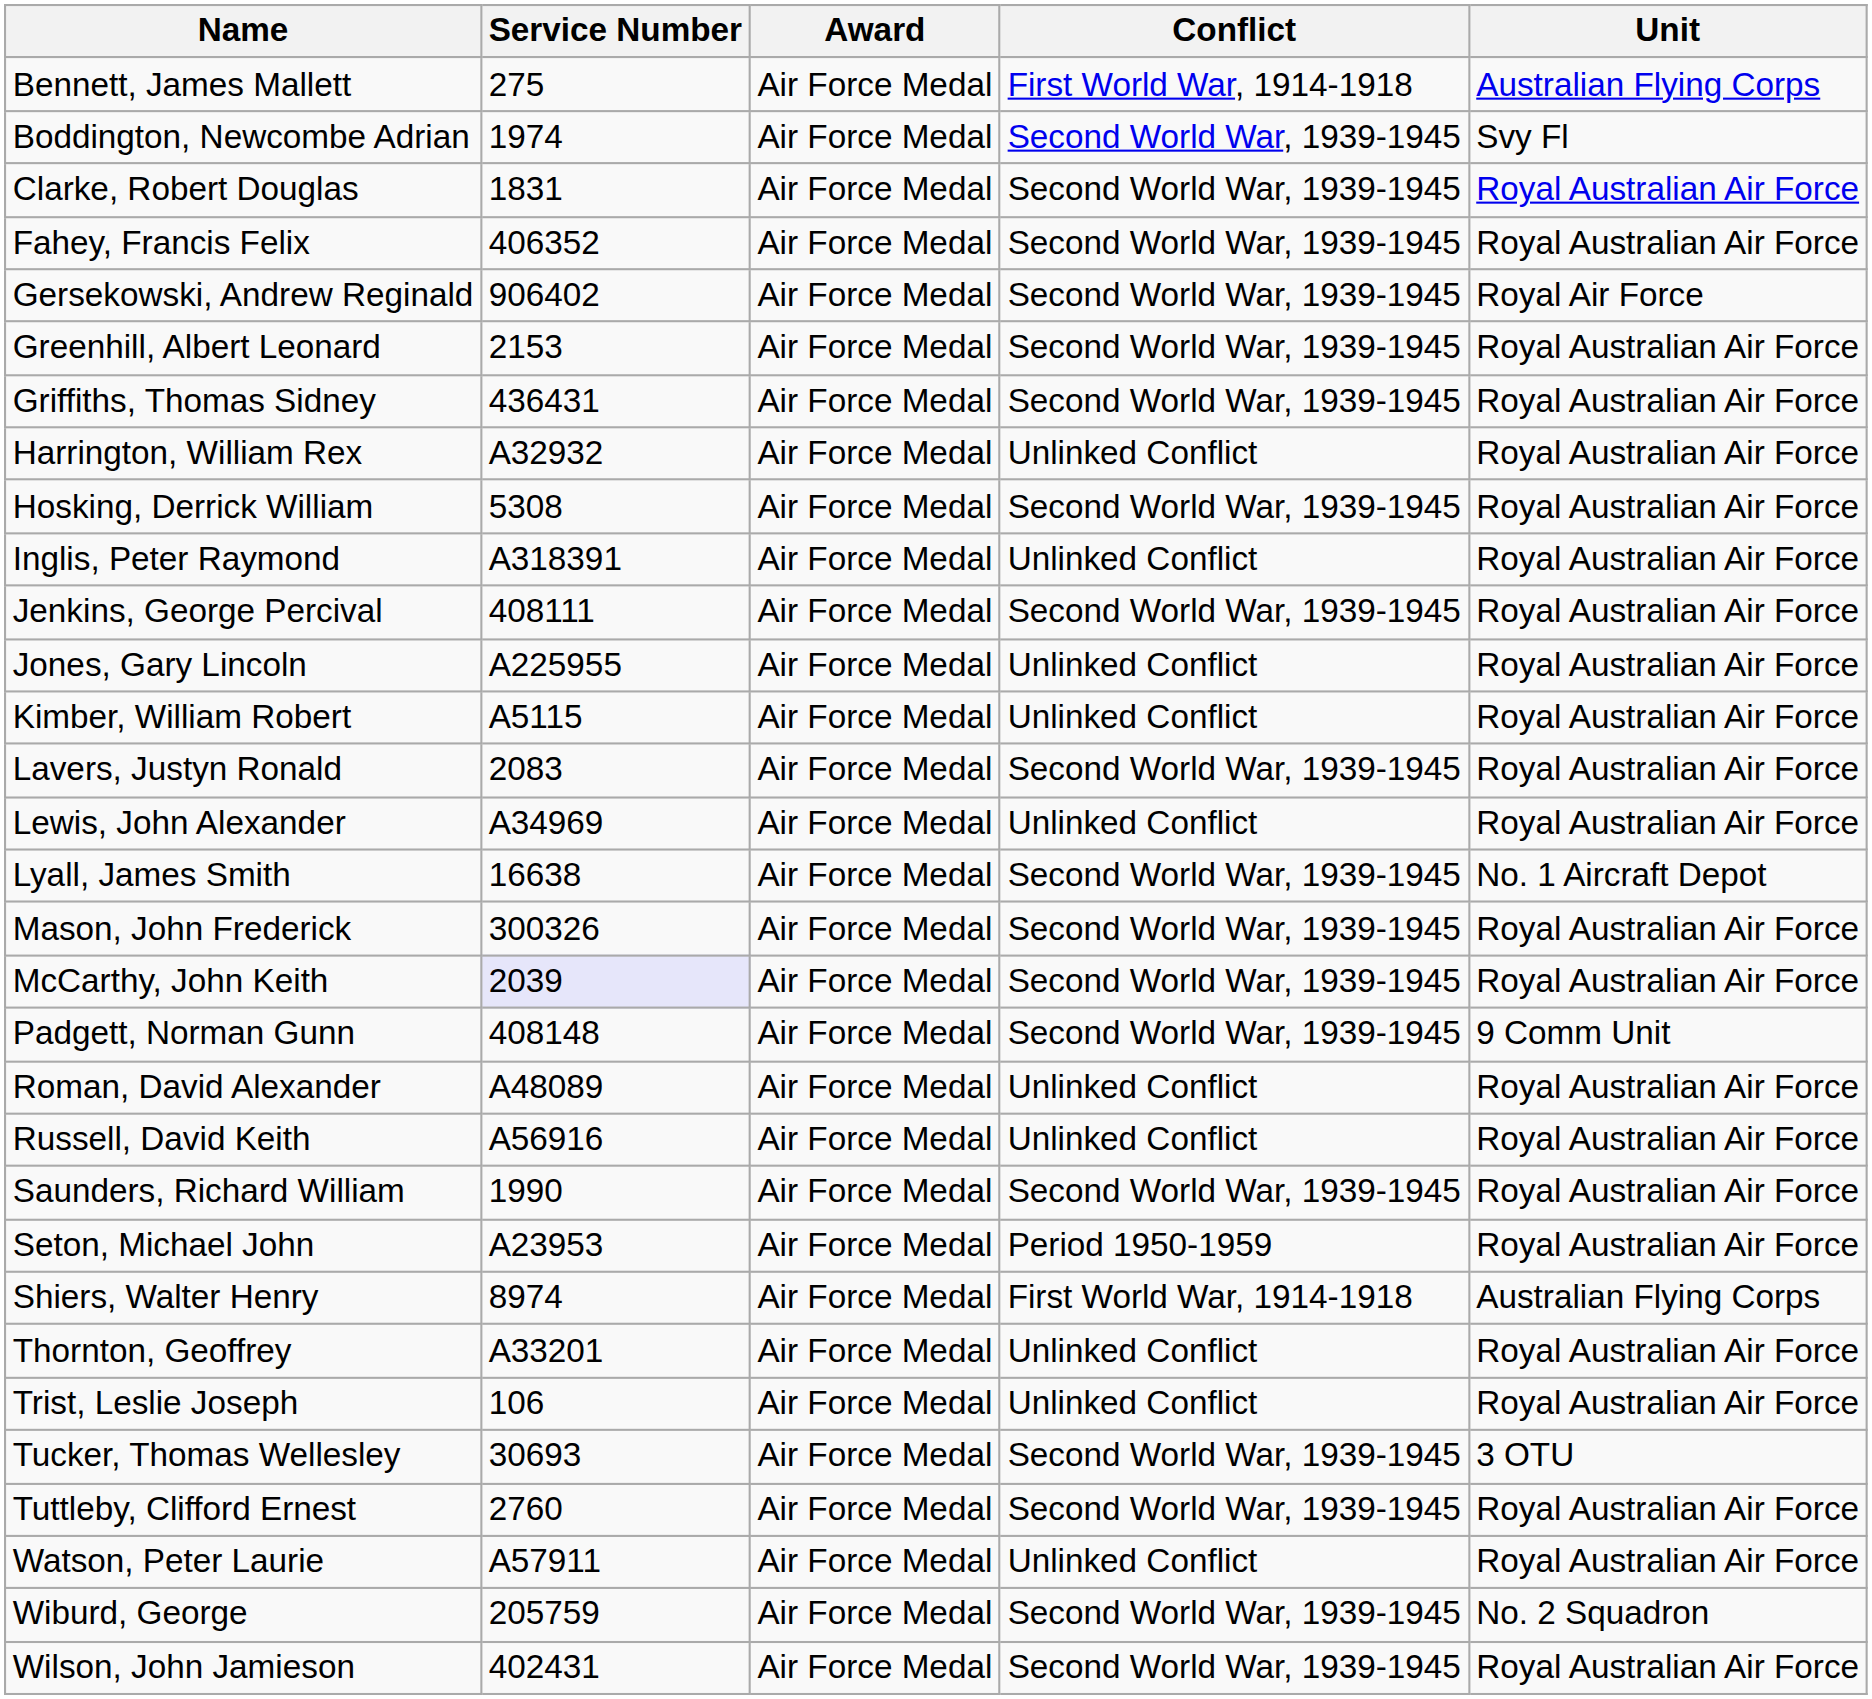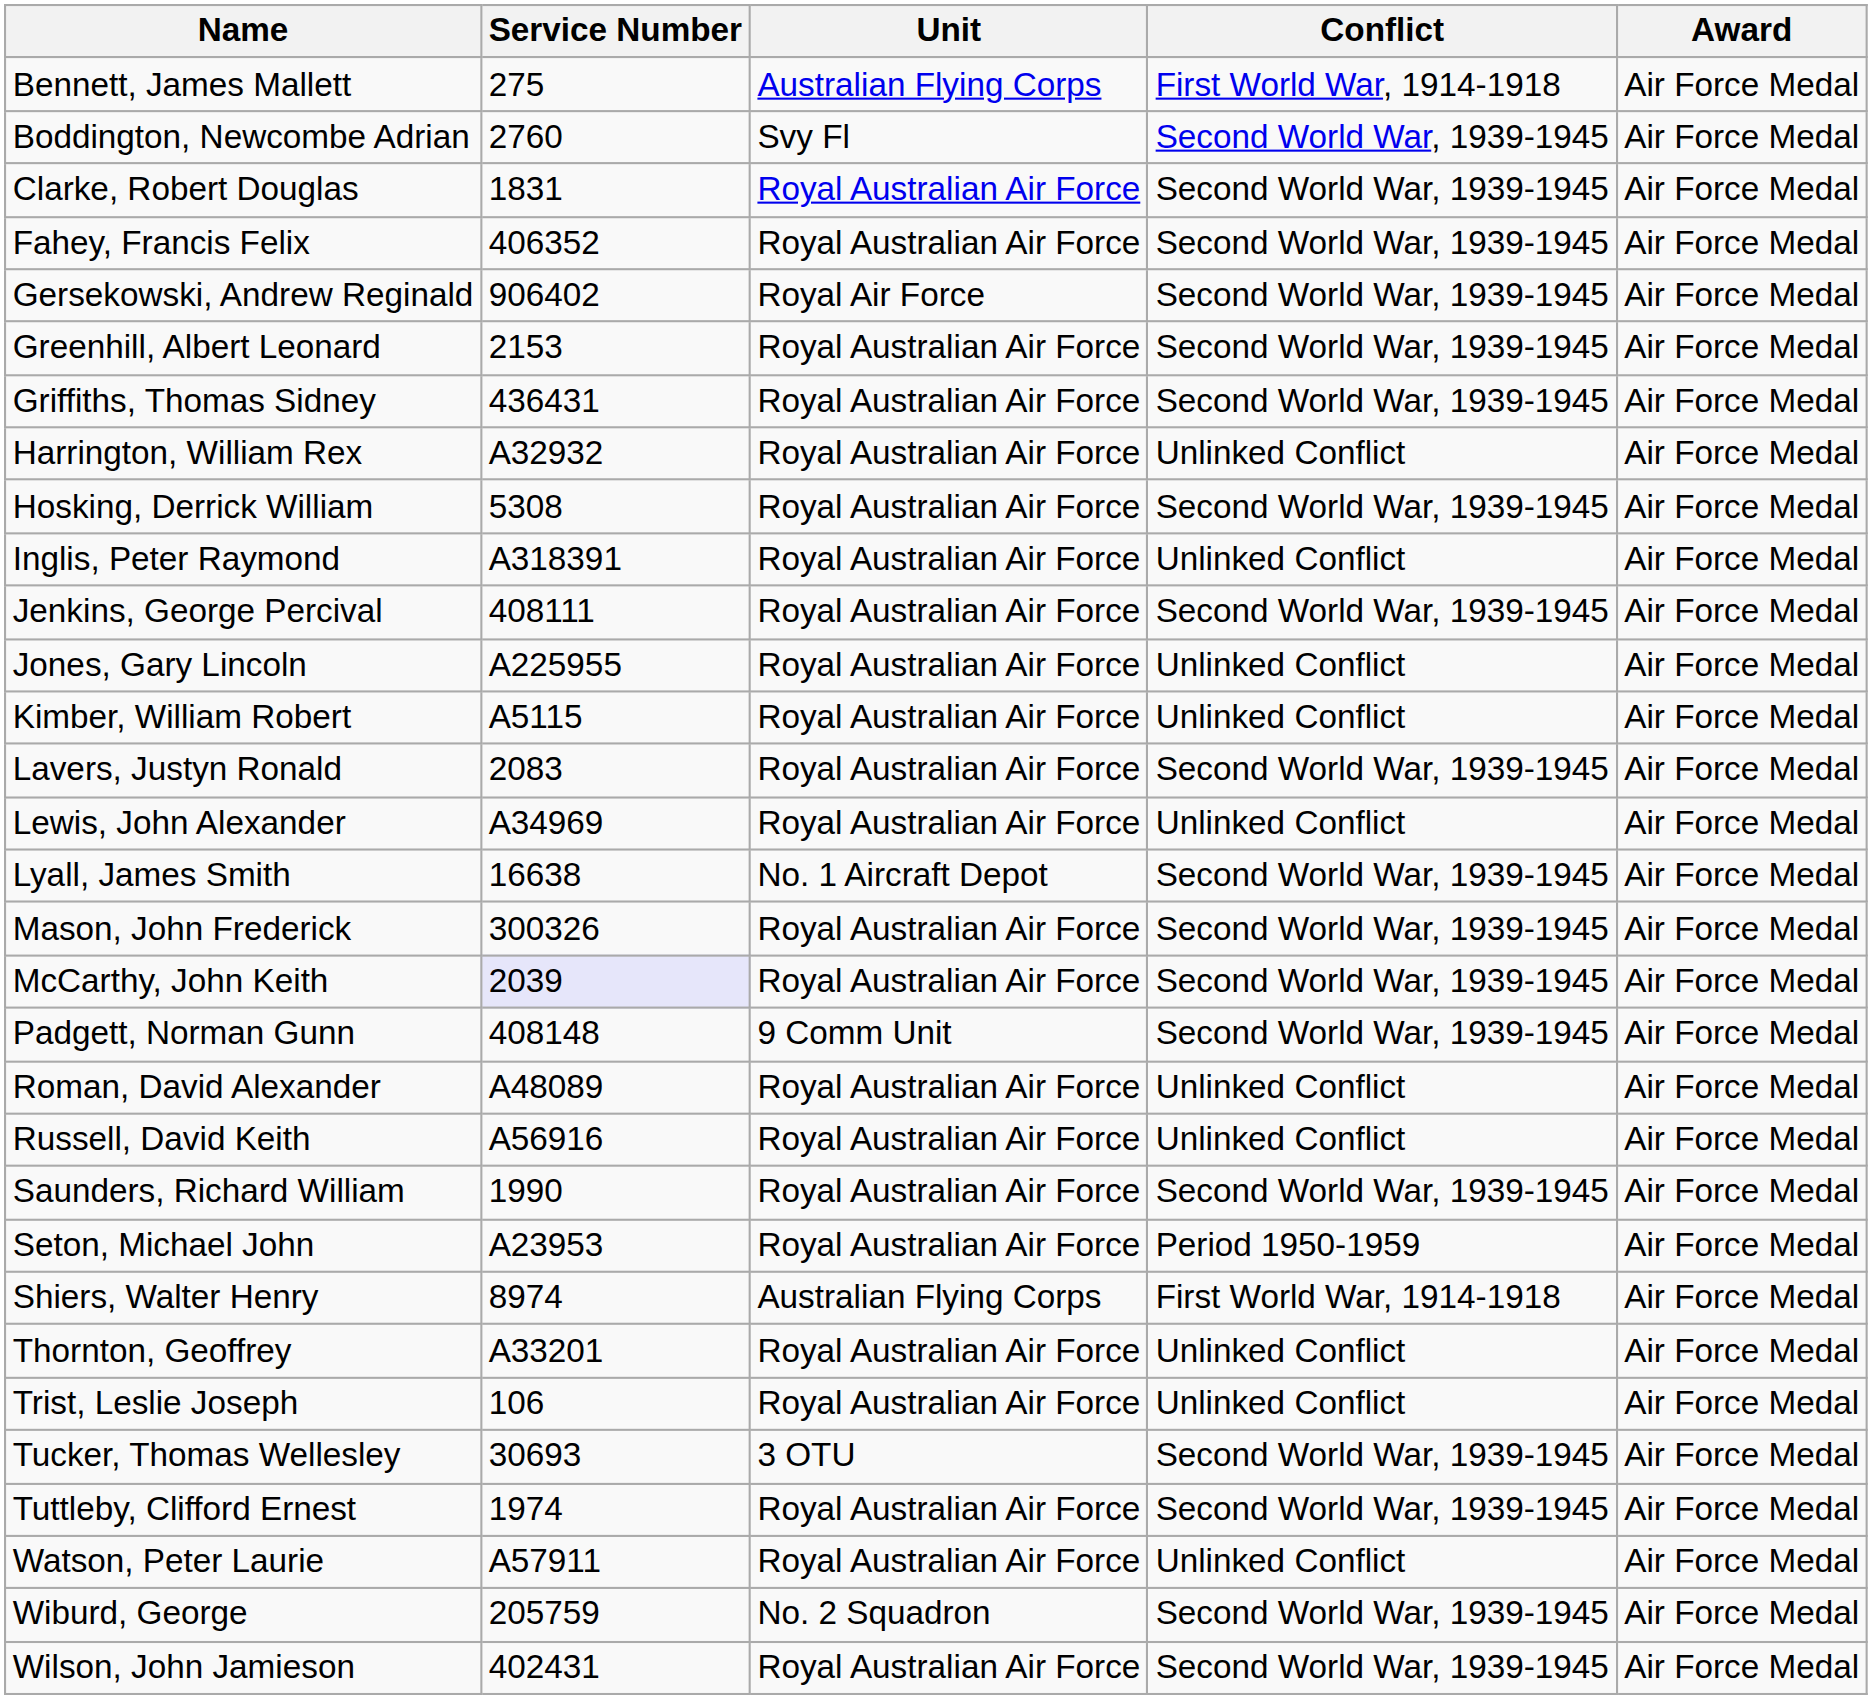columns swapped: (1668, 30) <-> (875, 30)
(526, 136) 1974 -> (526, 136) 2760
(526, 1508) 2760 -> (526, 1508) 1974
